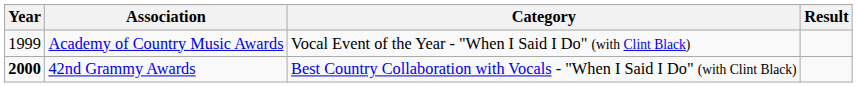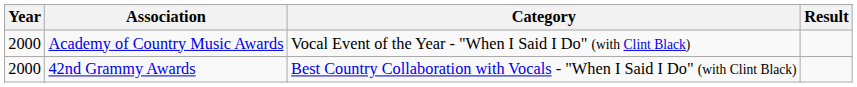(25, 43) 1999 -> (25, 43) 2000
(25, 69) bold -> (25, 69) normal
